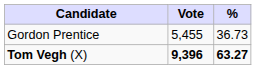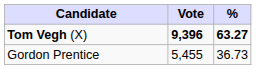rows swapped: (47, 54) <-> (53, 34)
